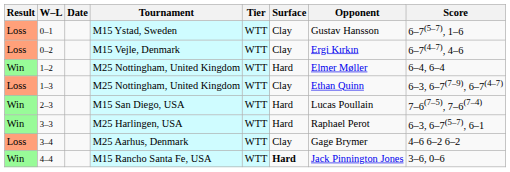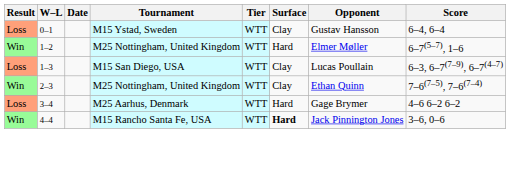(436, 30) 6–7(5–7), 1–6 -> (426, 29) 6–4, 6–4
- row: (46, 50)
(426, 67) 6–4, 6–4 -> (436, 47) 6–7(5–7), 1–6
(166, 85) M25 Nottingham, United Kingdom -> (139, 66) M15 San Diego, USA
(337, 85) Ethan Quinn -> (342, 66) Lucas Poullain
(139, 105) M15 San Diego, USA -> (166, 85) M25 Nottingham, United Kingdom
(283, 105) Hard -> (282, 85) Clay
(342, 105) Lucas Poullain -> (337, 85) Ethan Quinn
- row: (46, 125)
(282, 142) Clay -> (283, 103) Hard
